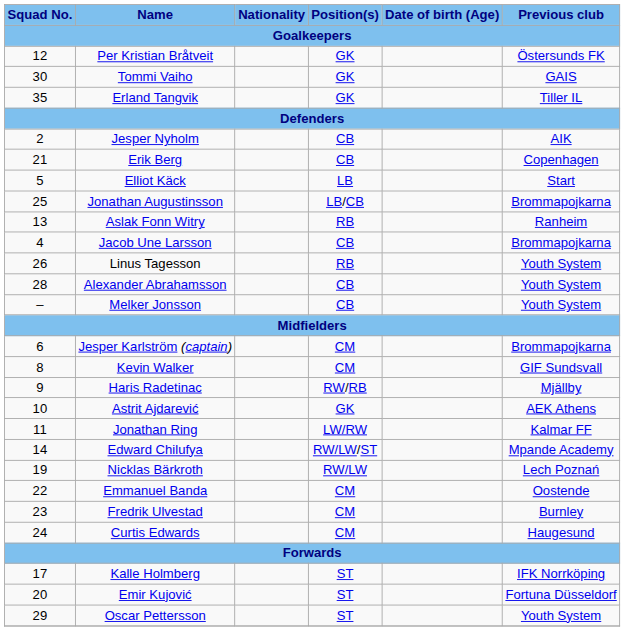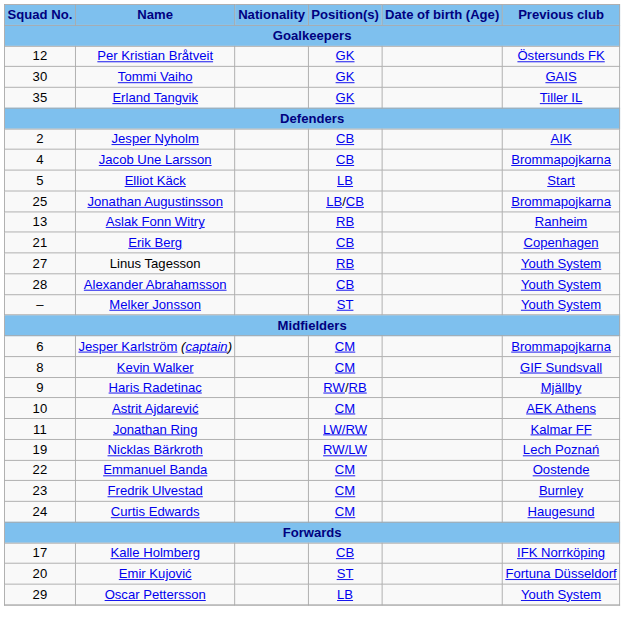rows swapped: (155, 243) <-> (155, 160)
(40, 264) 26 -> (40, 264) 27
(345, 305) CB -> (345, 305) ST
(345, 409) GK -> (345, 409) CM
- row: (155, 450)
(345, 574) ST -> (345, 553) CB
(345, 616) ST -> (345, 595) LB
